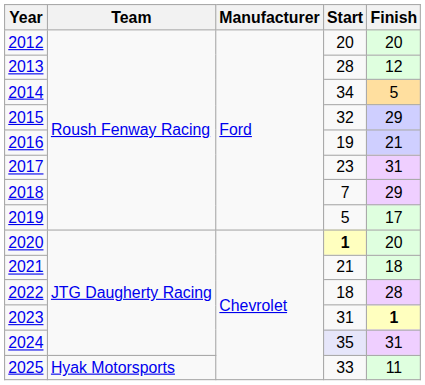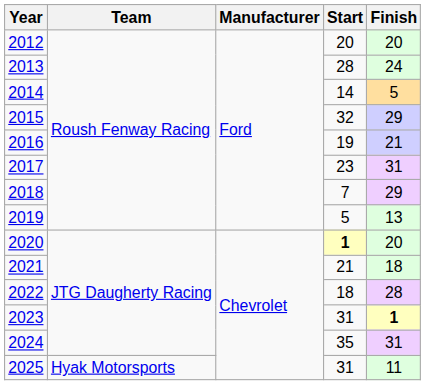(394, 68) 12 -> (394, 68) 24
(345, 93) 34 -> (345, 93) 14
(394, 218) 17 -> (394, 218) 13
(345, 343) lavender background -> (345, 343) no background
(345, 368) 33 -> (345, 368) 31
